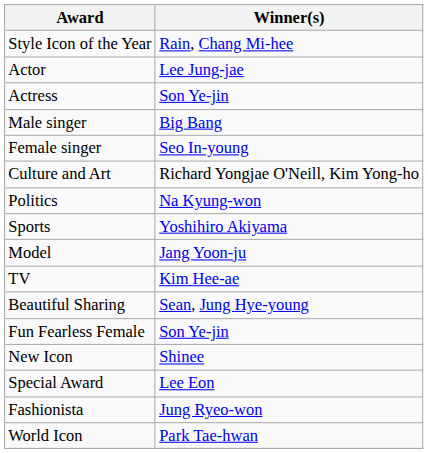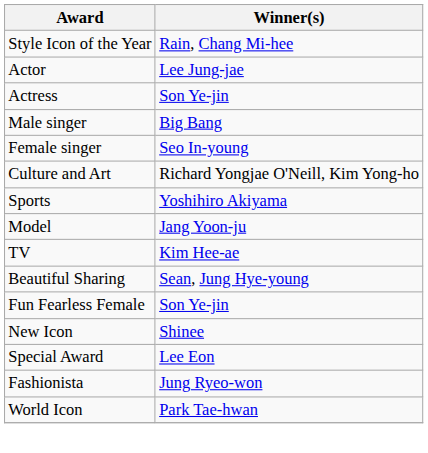- row: (33, 200)
